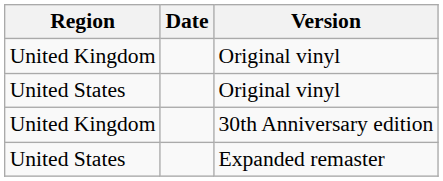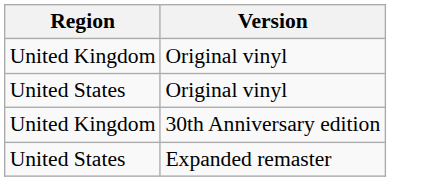- column: (187, 21)
